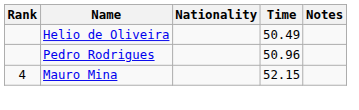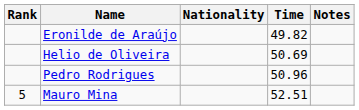+ row: (110, 35)
(282, 35) 50.49 -> (289, 55) 50.69
(22, 75) 4 -> (22, 95) 5
(282, 75) 52.15 -> (289, 95) 52.51
